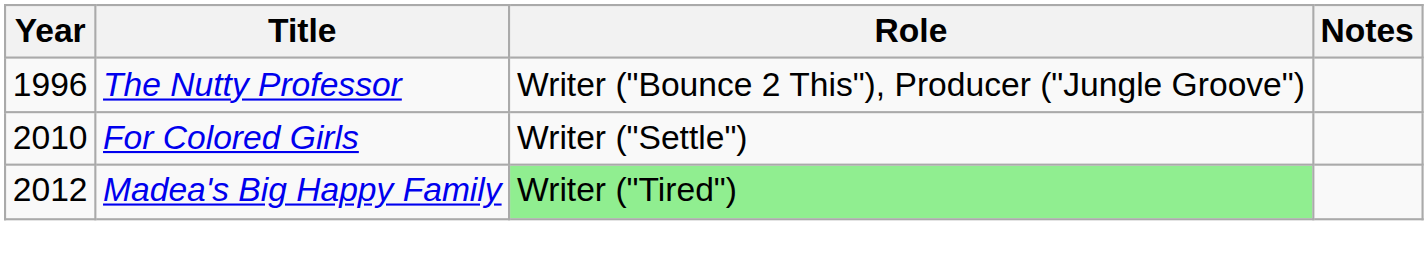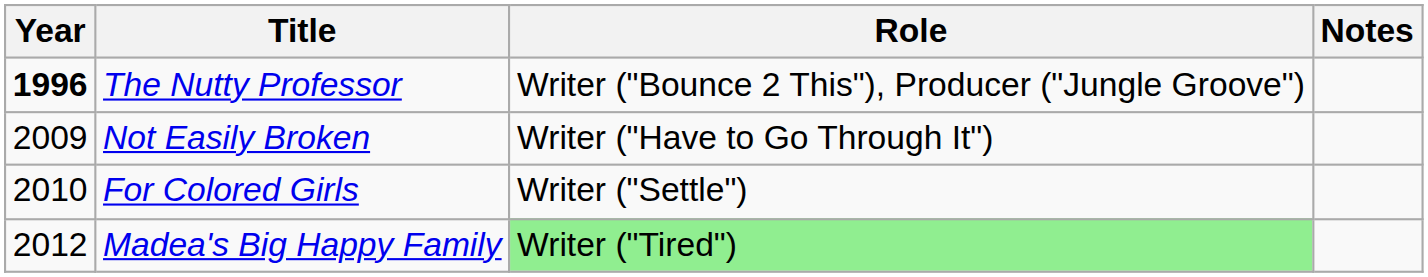(50, 84) normal -> (50, 84) bold
+ row: (237, 137)
